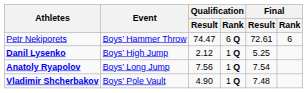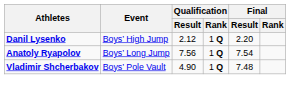- row: (37, 39)
(261, 53) 5.25 -> (245, 39) 2.20
